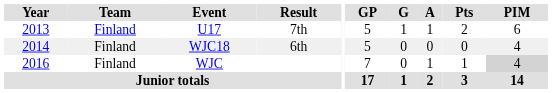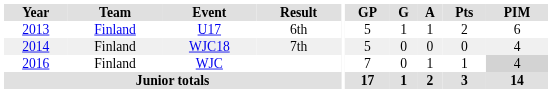(299, 29) 7th -> (299, 29) 6th
(299, 46) 6th -> (299, 46) 7th
